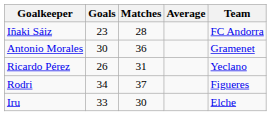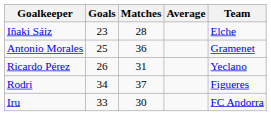(237, 31) FC Andorra -> (223, 31) Elche
(102, 48) 30 -> (102, 48) 25
(223, 102) Elche -> (237, 102) FC Andorra
